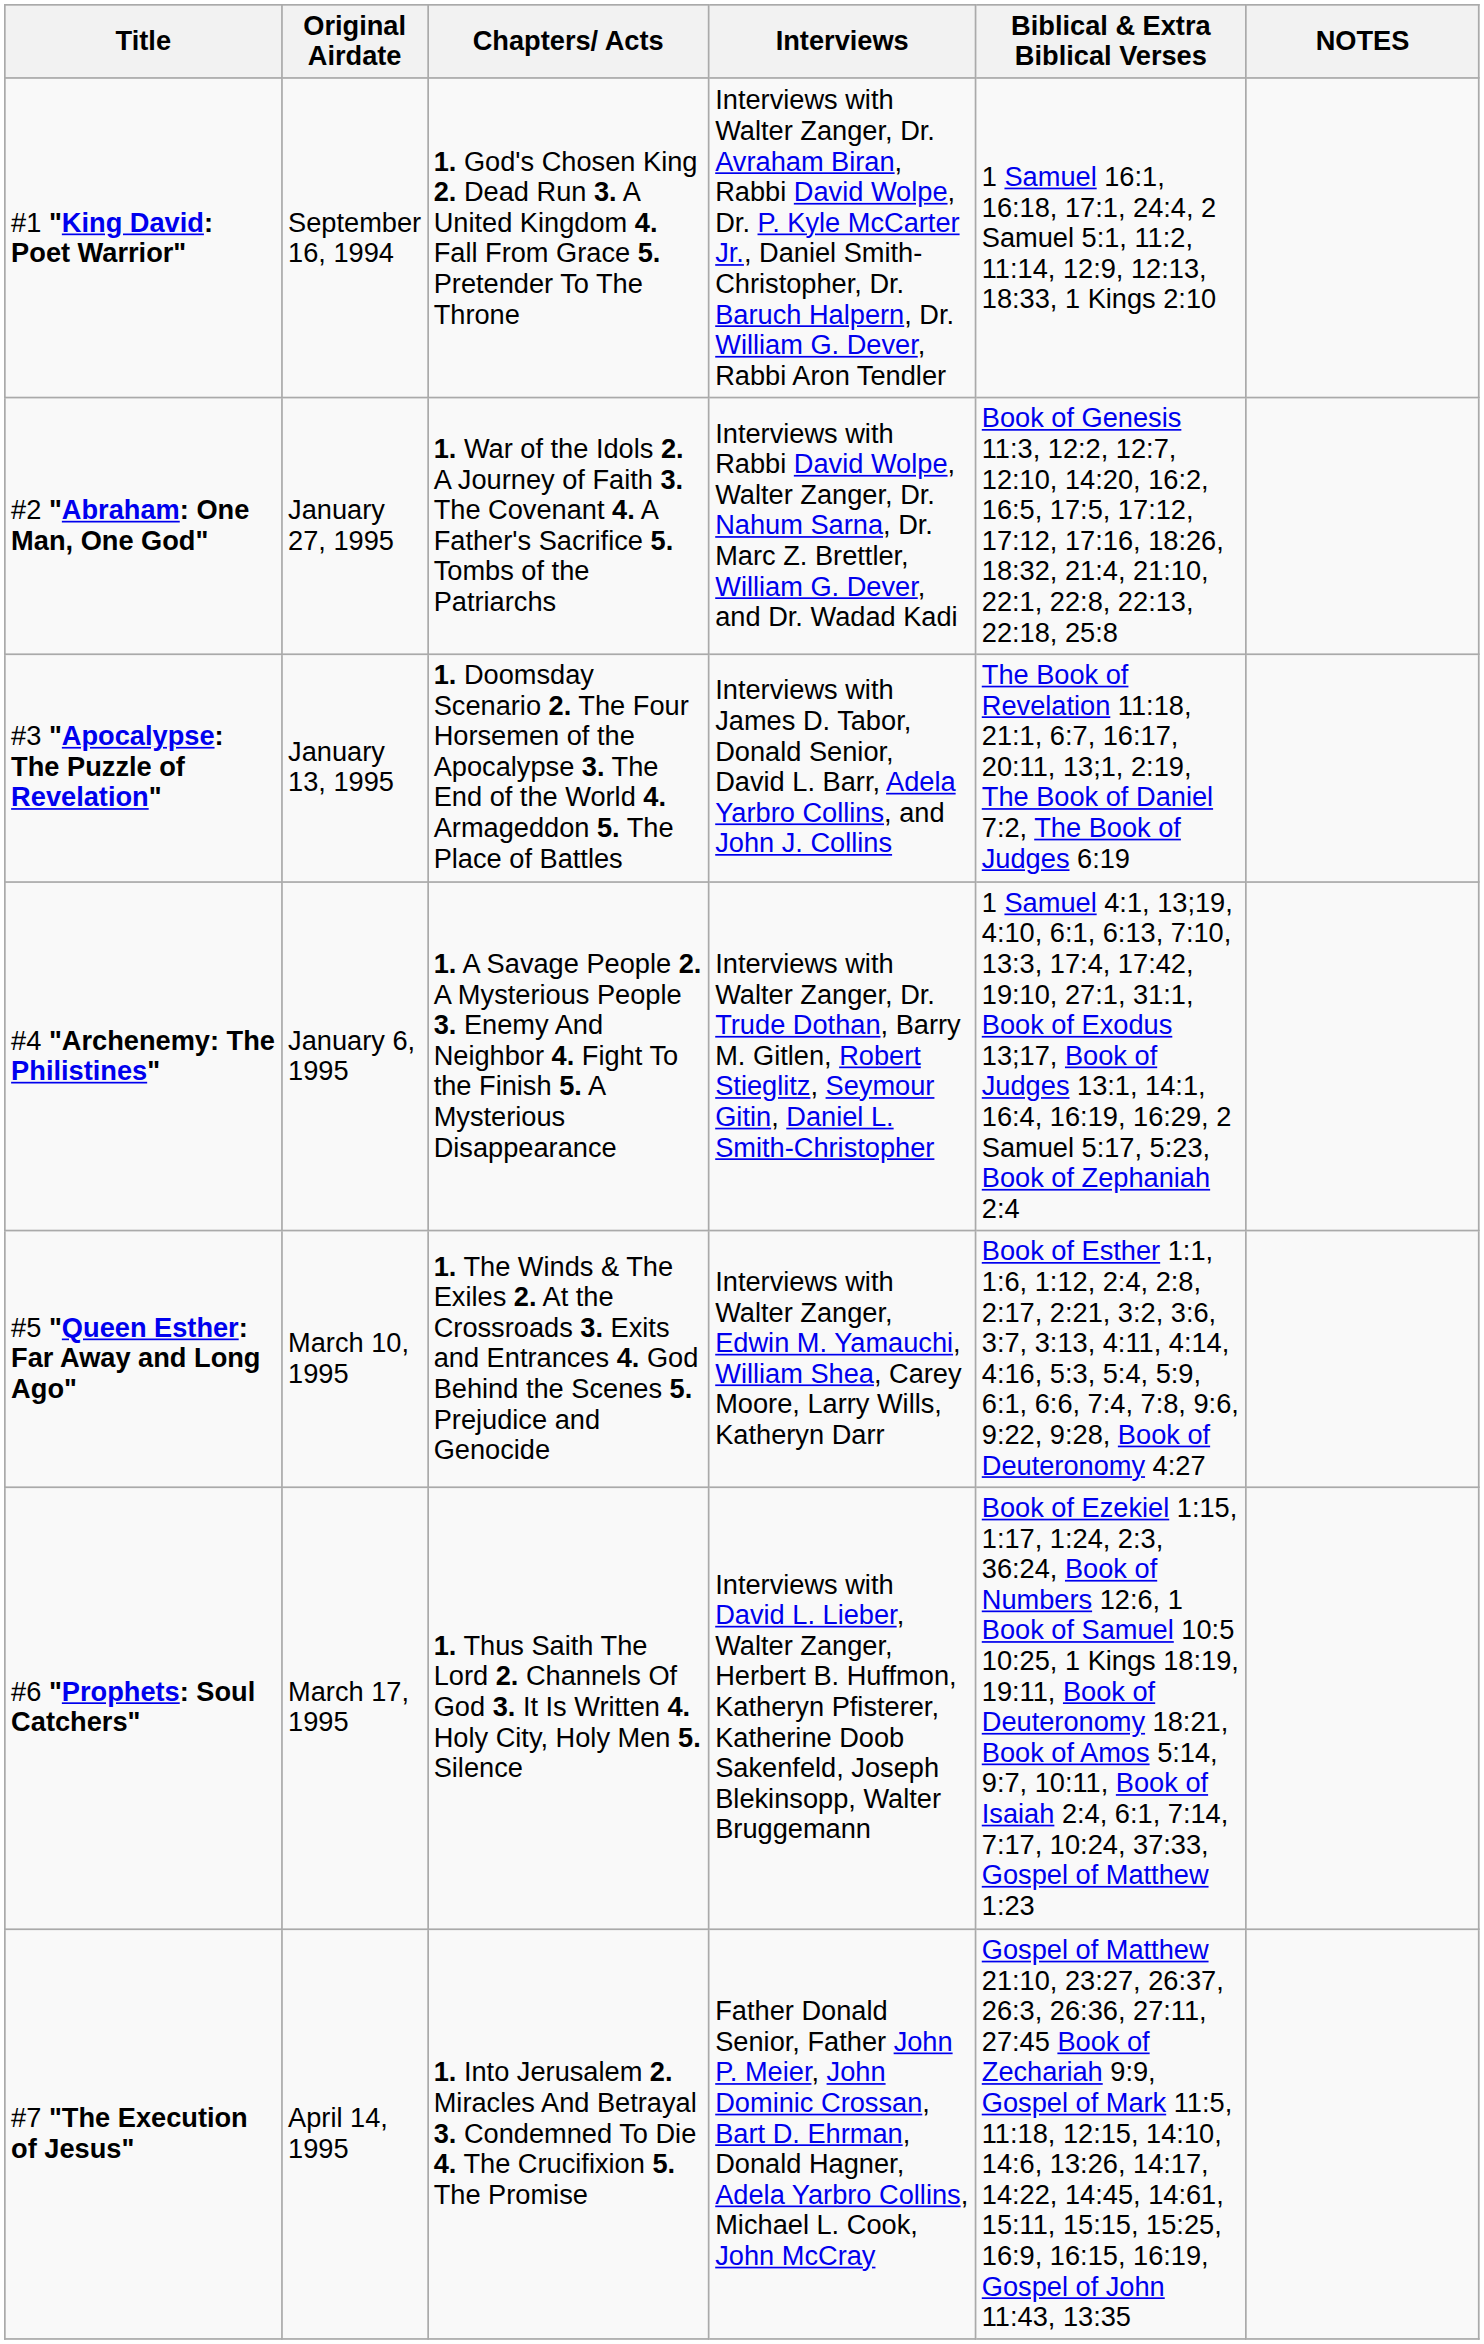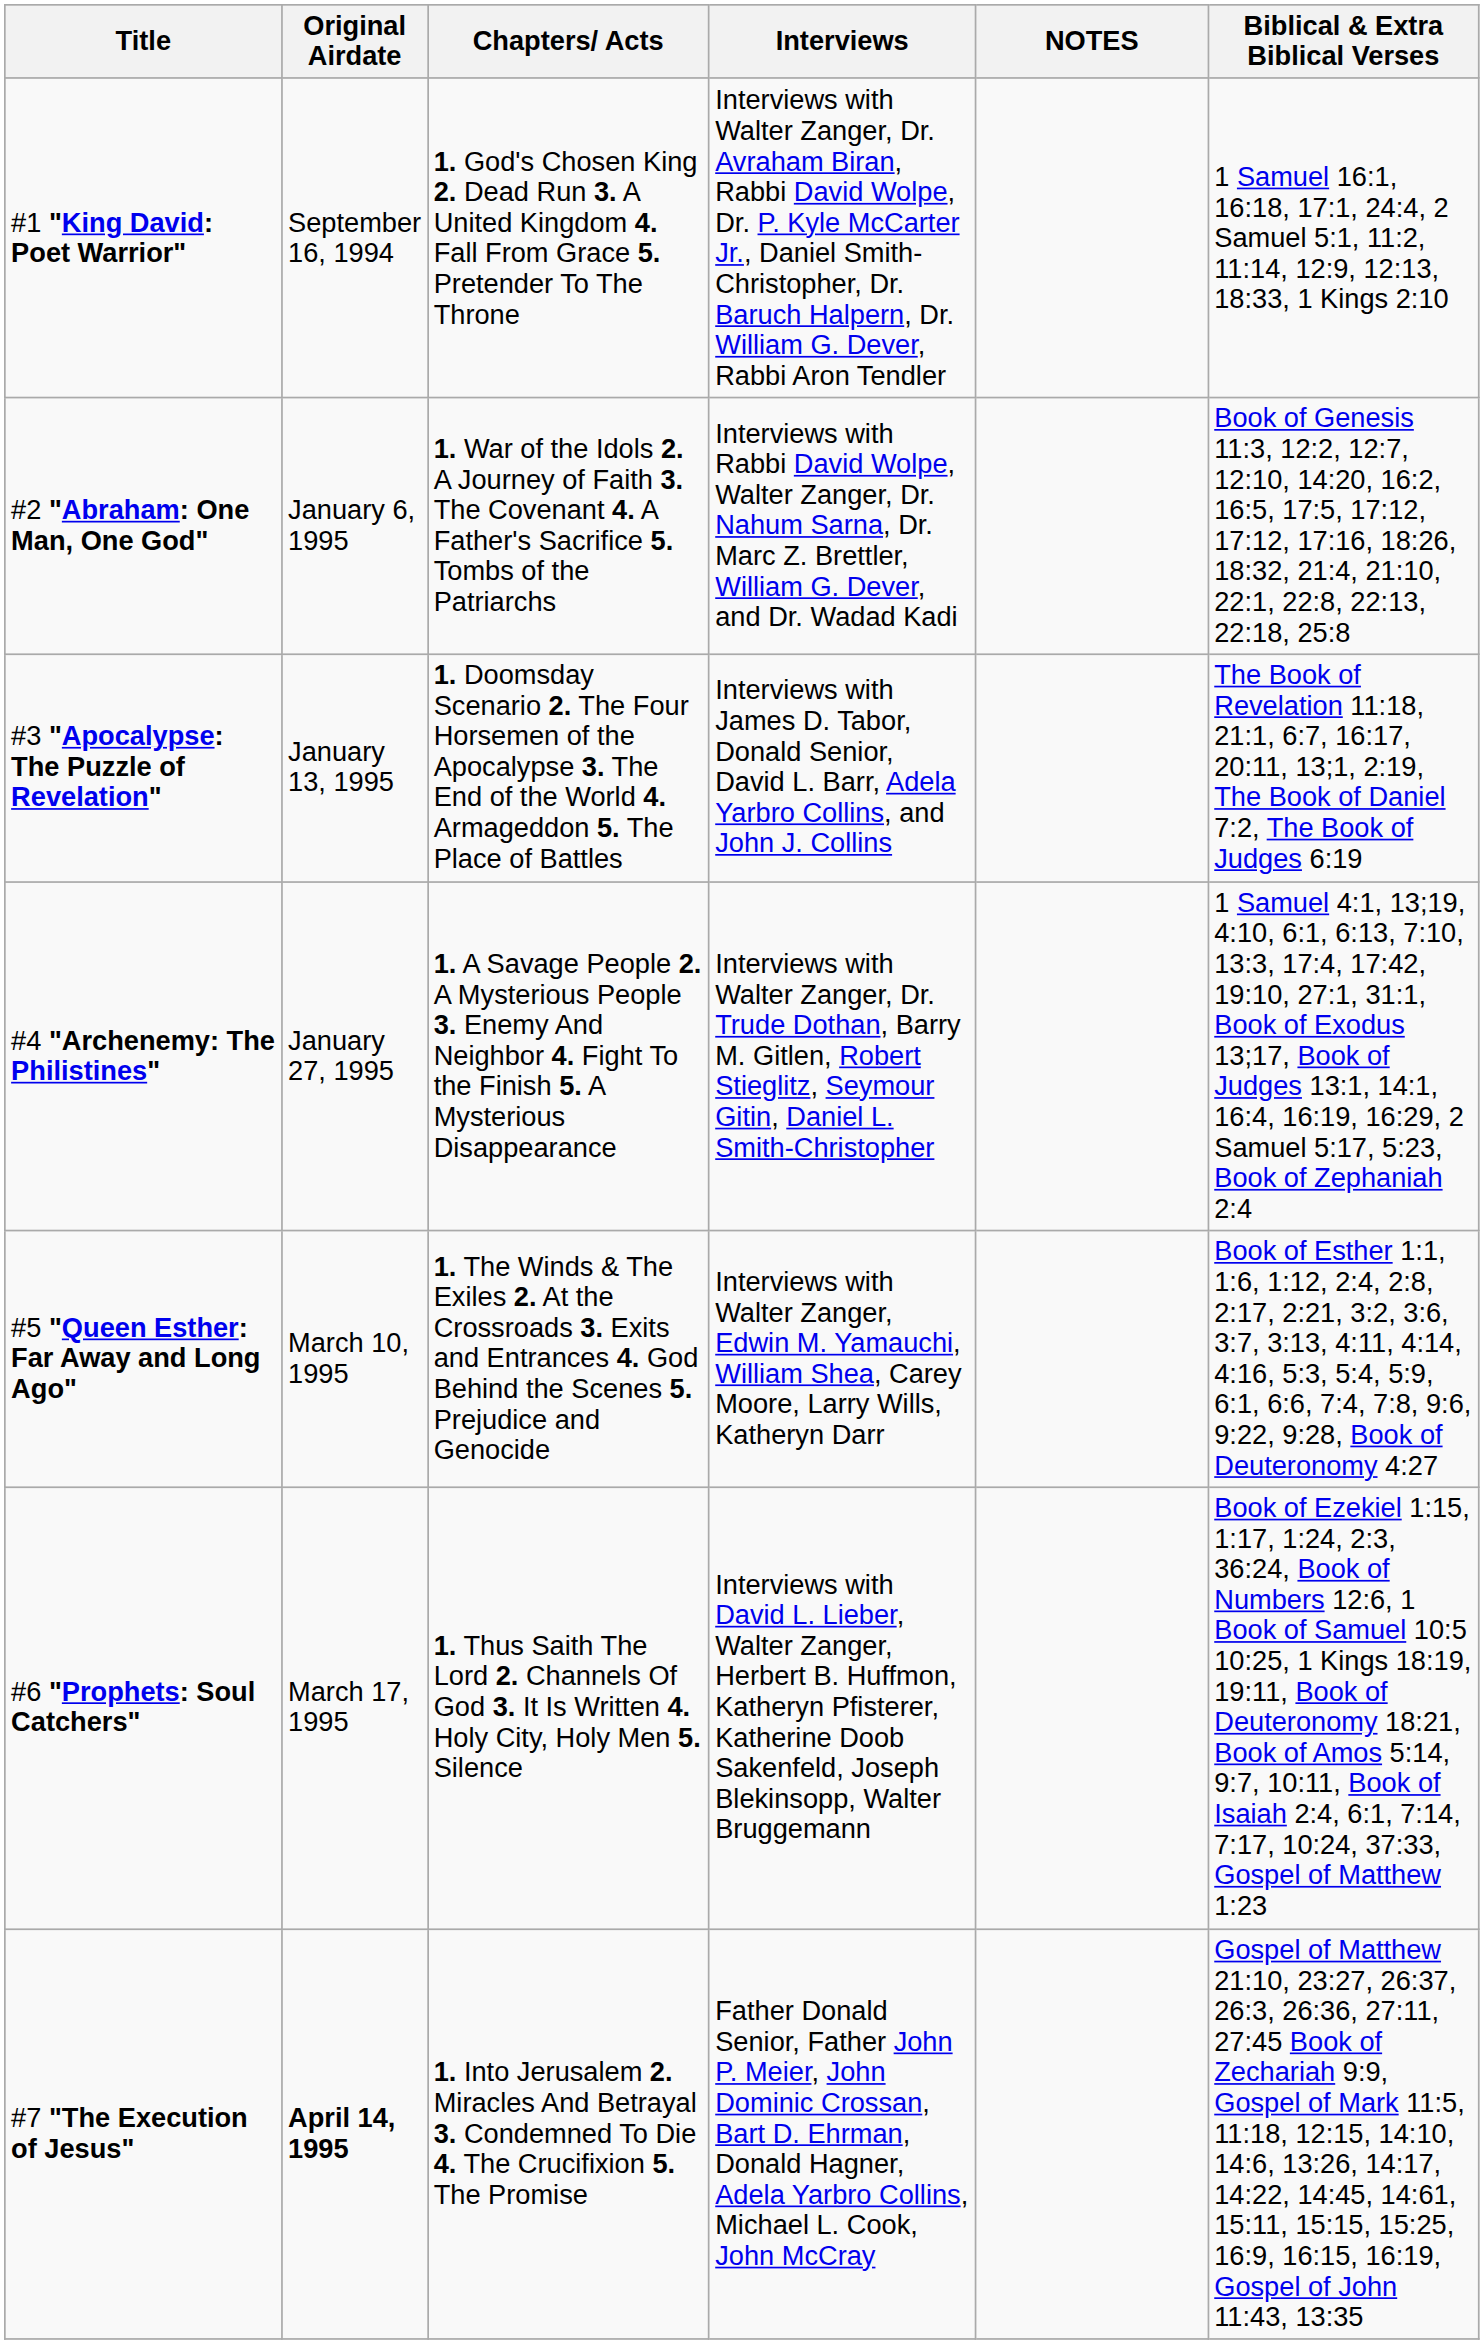columns swapped: (1111, 41) <-> (1362, 41)
(341, 525) January 27, 1995 -> (352, 525) January 6, 1995
(352, 1055) January 6, 1995 -> (341, 1055) January 27, 1995
(338, 2133) normal -> (342, 2133) bold
